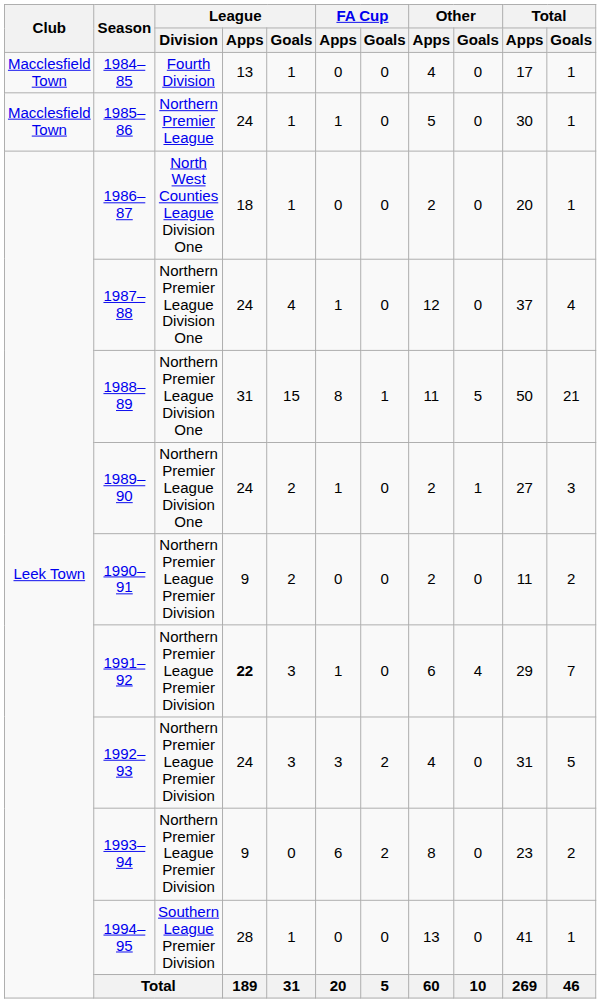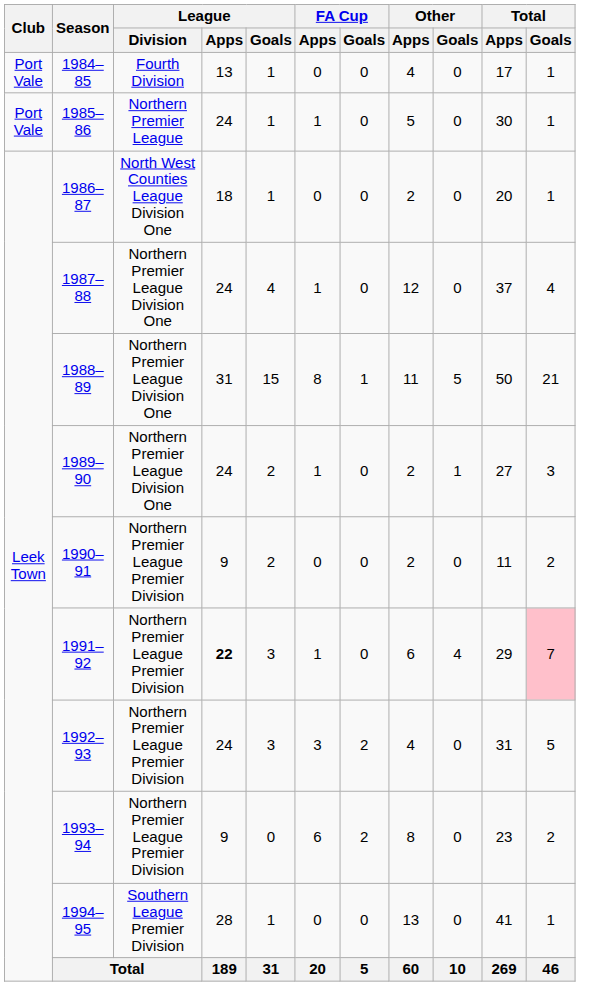(49, 72) Macclesfield Town -> (28, 72) Port Vale
(49, 121) Macclesfield Town -> (28, 121) Port Vale
(571, 671) no background -> (551, 654) pink background
